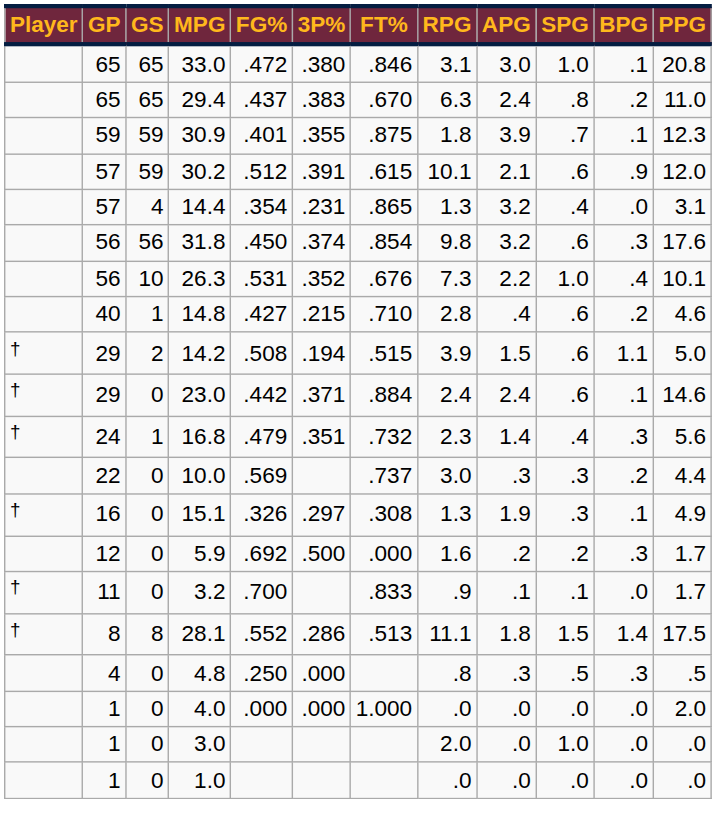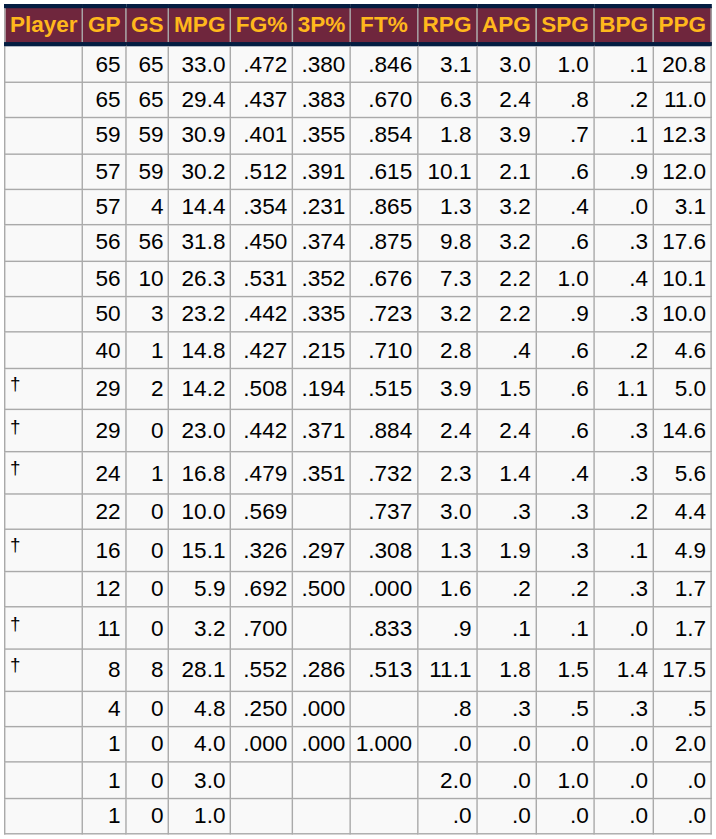(390, 135) .875 -> (390, 135) .854
(390, 242) .854 -> (390, 242) .875
+ row: (204, 314)
(639, 394) .1 -> (639, 430) .3
